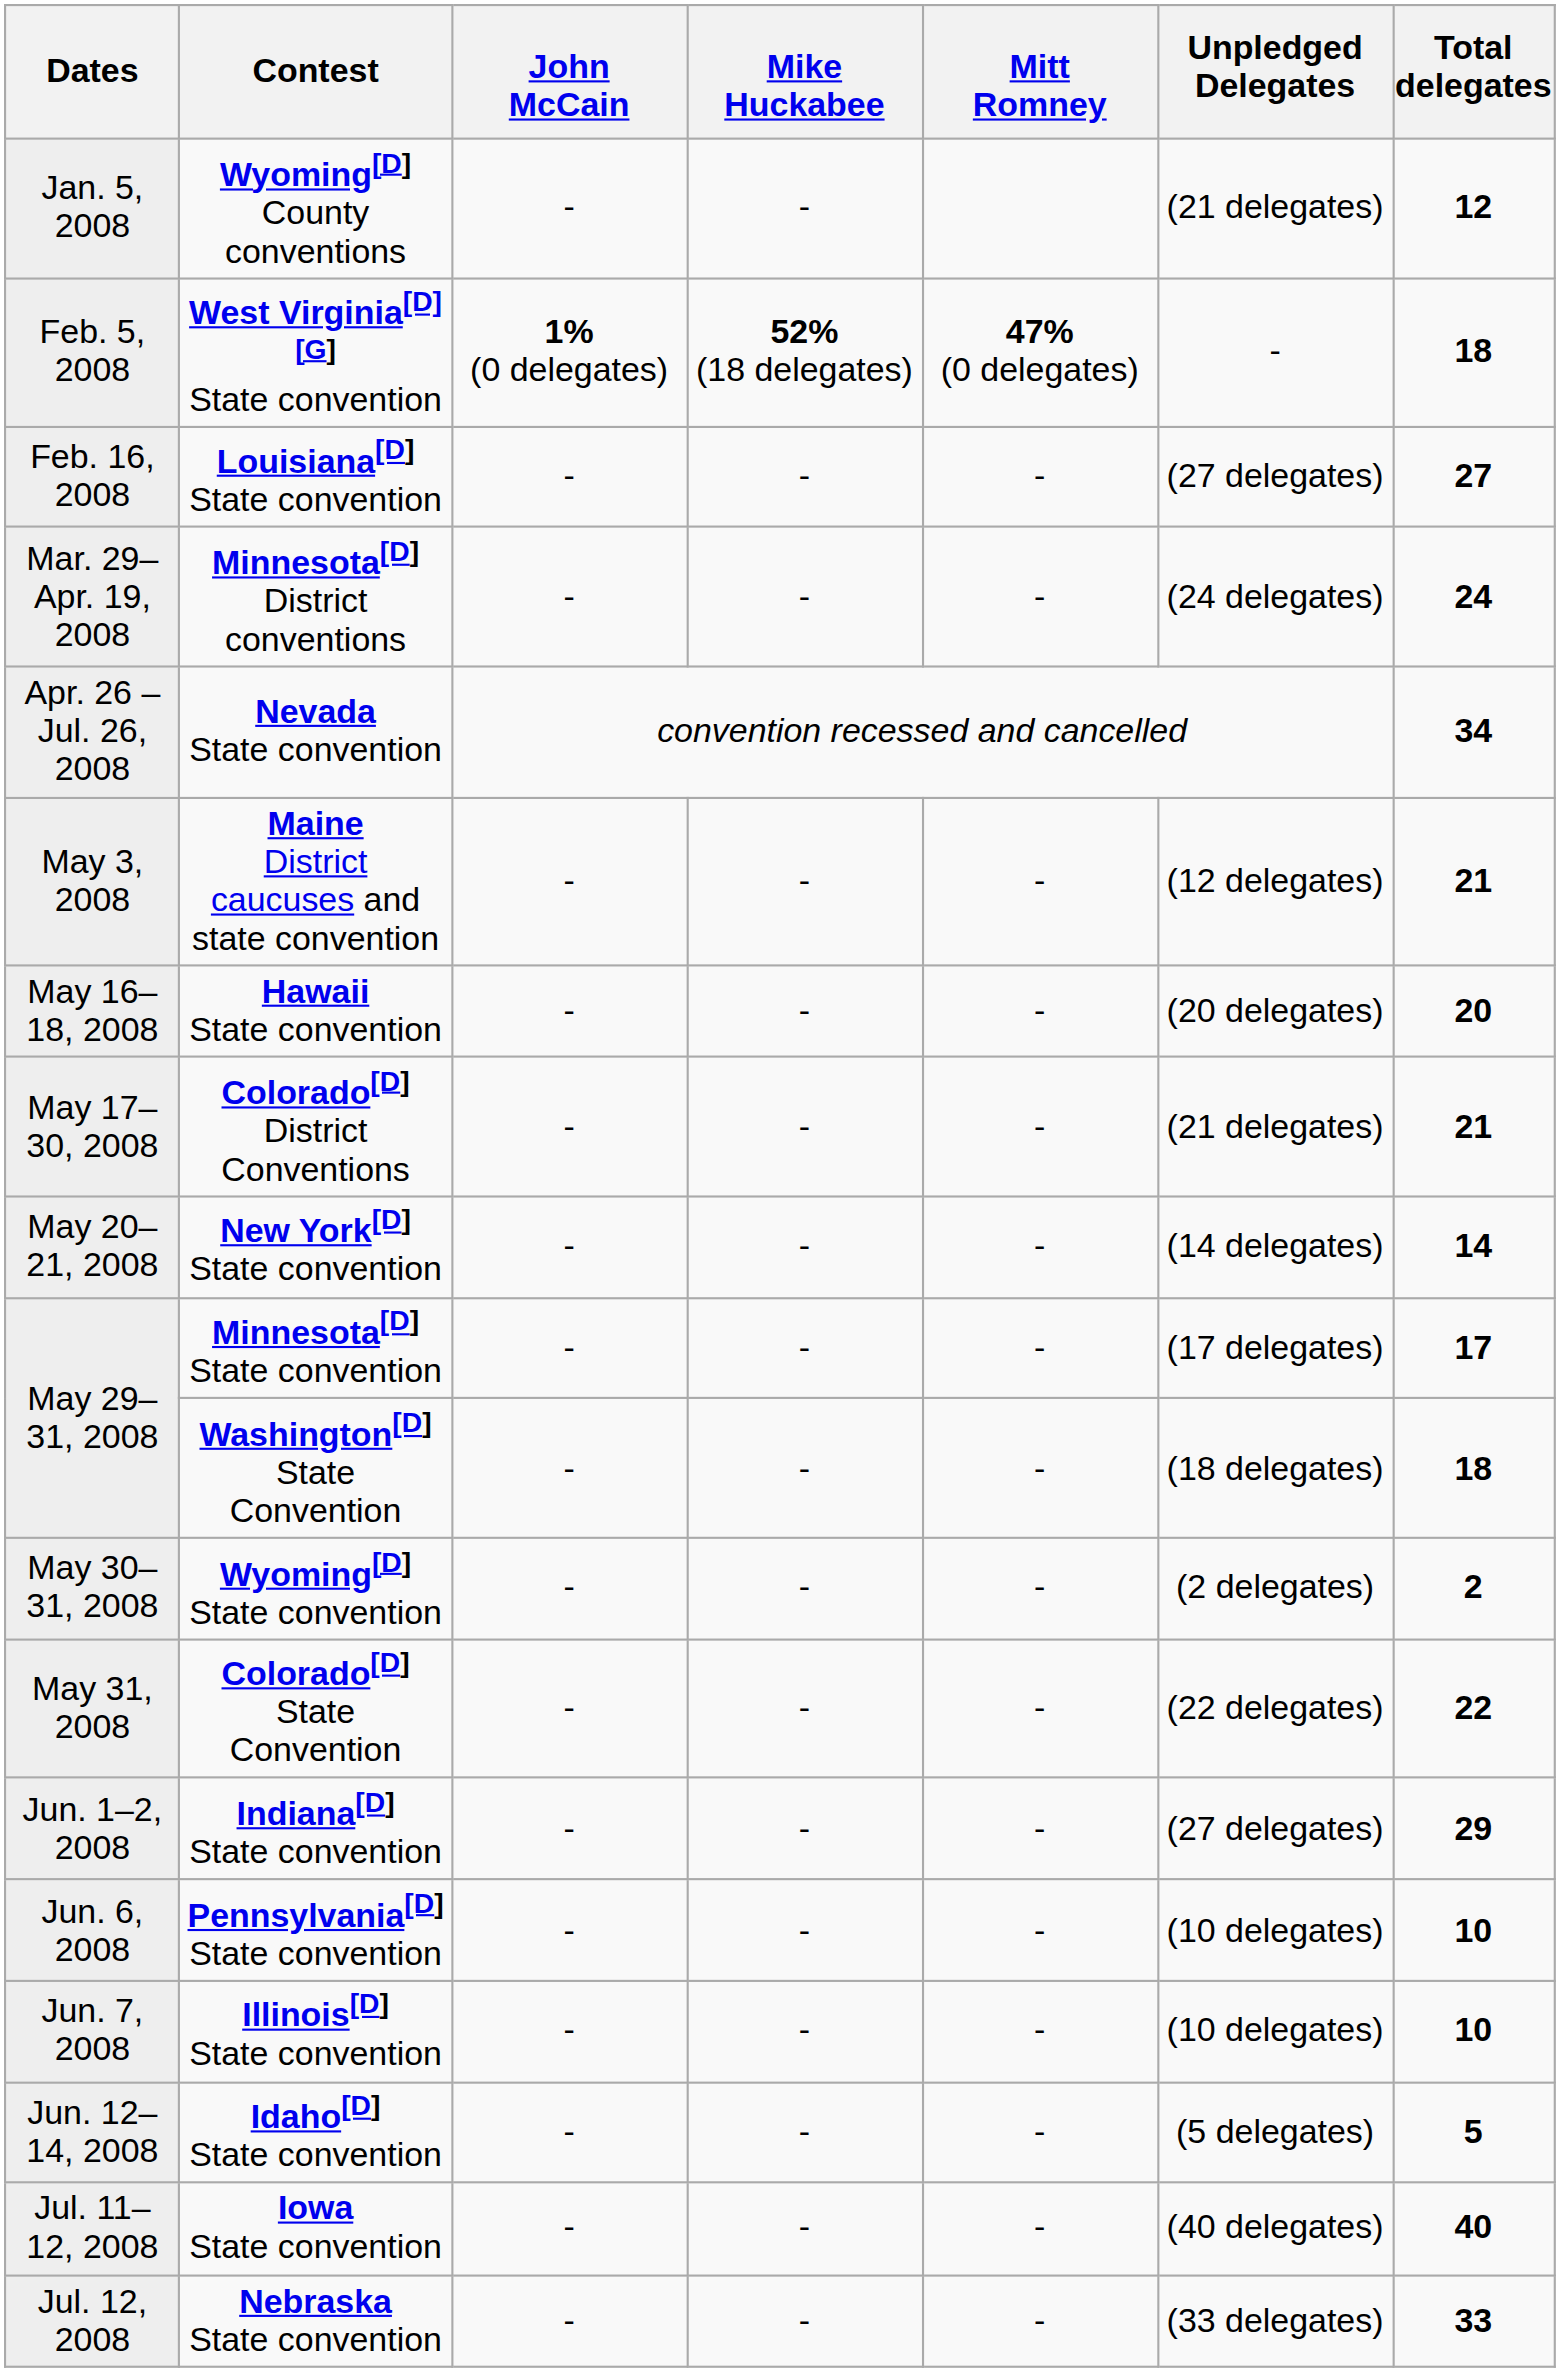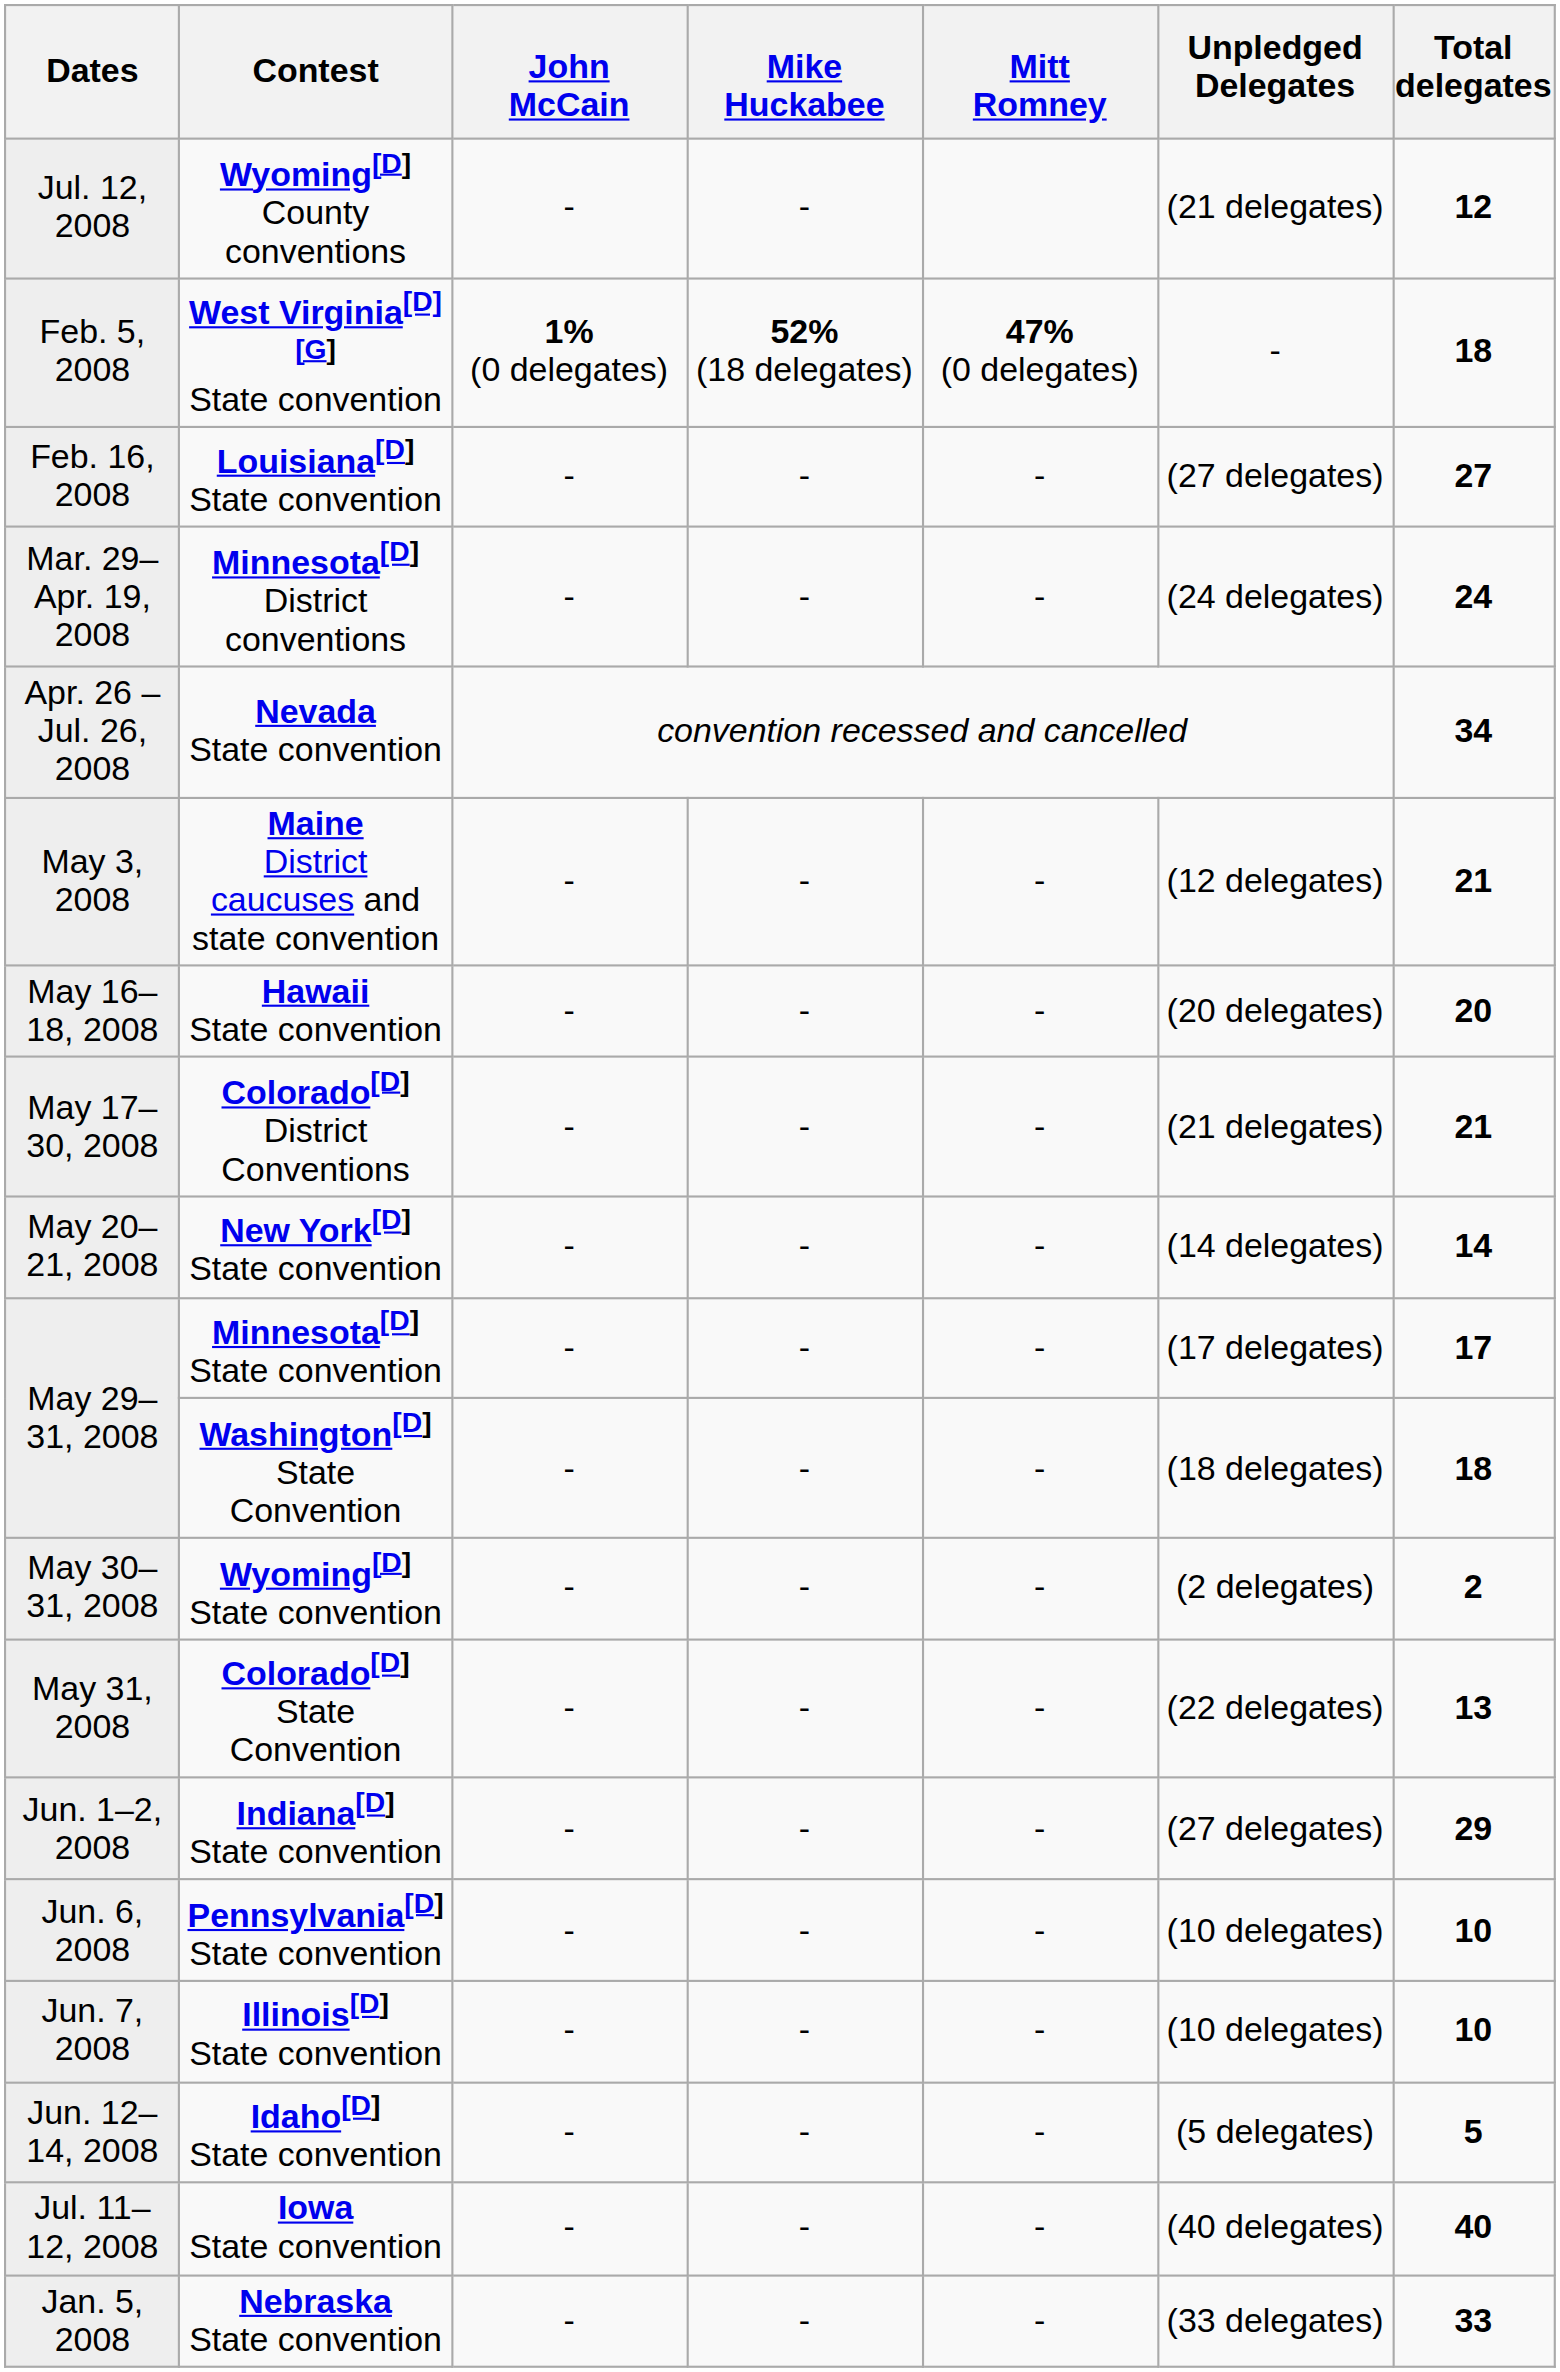(92, 207) Jan. 5, 2008 -> (92, 207) Jul. 12, 2008
(1473, 1708) 22 -> (1473, 1708) 13
(92, 2320) Jul. 12, 2008 -> (92, 2320) Jan. 5, 2008
